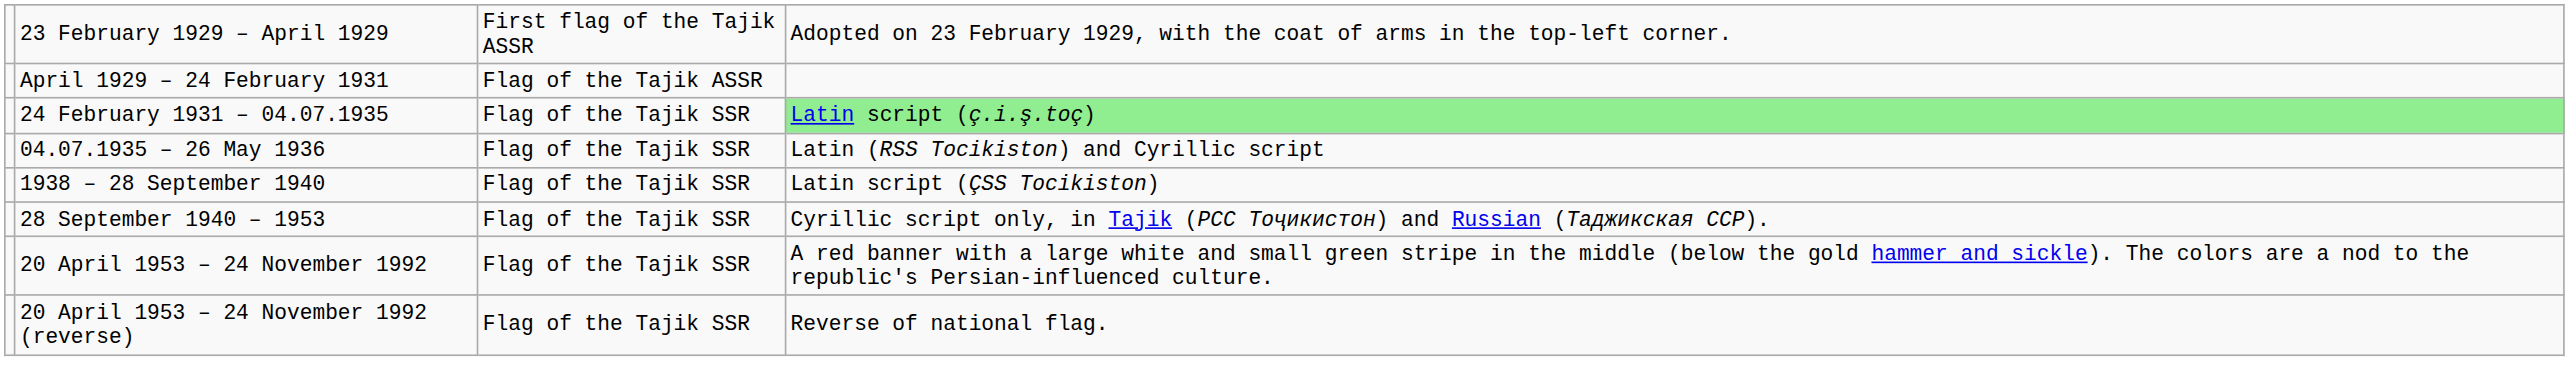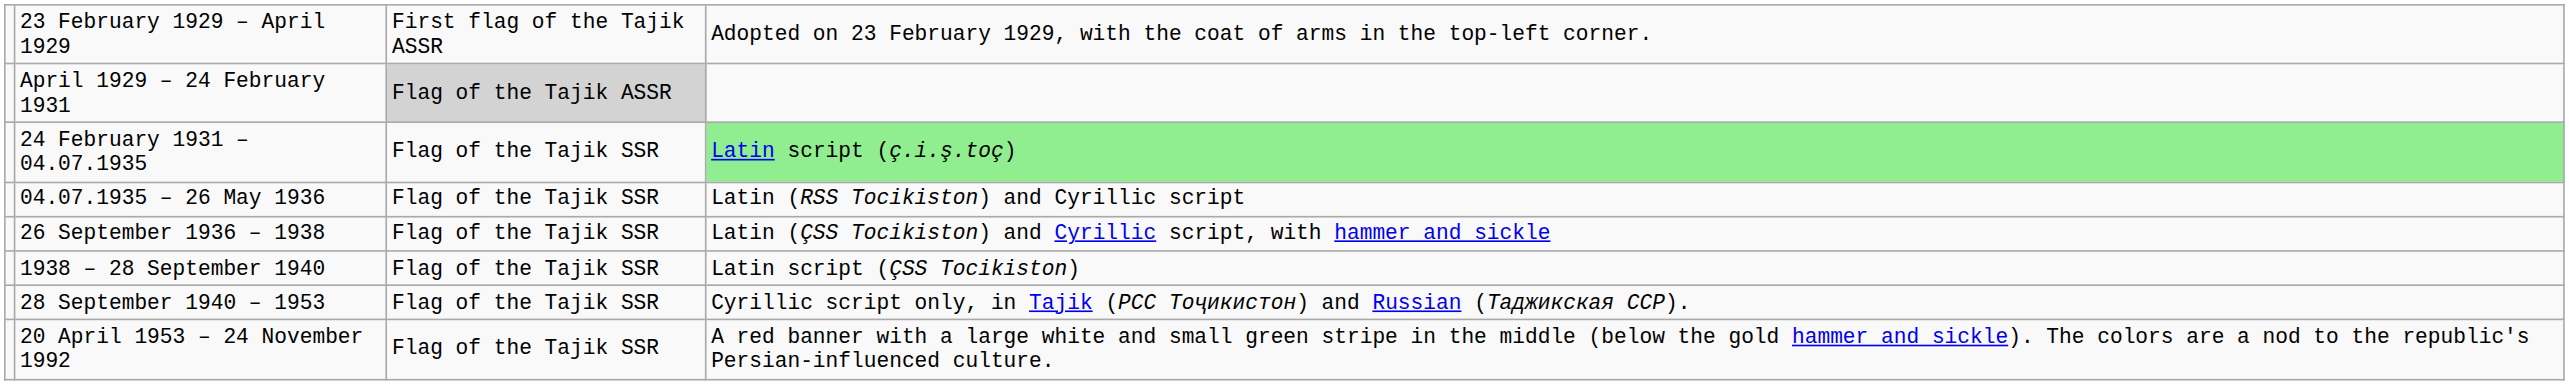(623, 81) no background -> (532, 93) lightgrey background
+ row: (173, 234)
- row: (223, 325)
